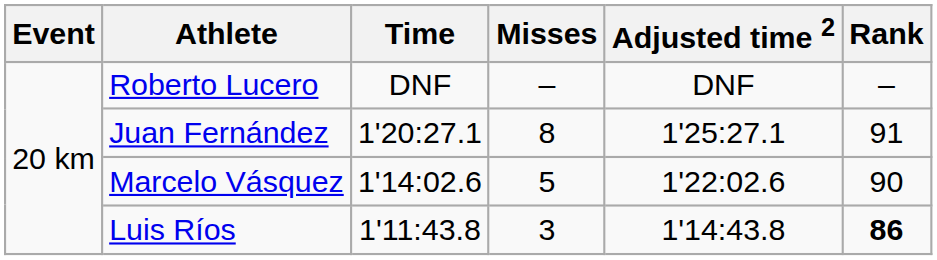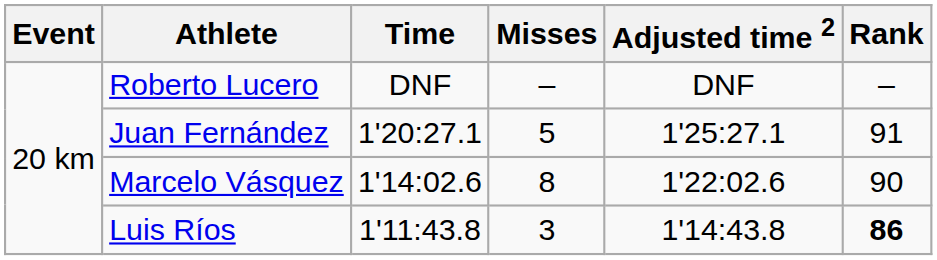(547, 133) 8 -> (547, 133) 5
(547, 181) 5 -> (547, 181) 8
